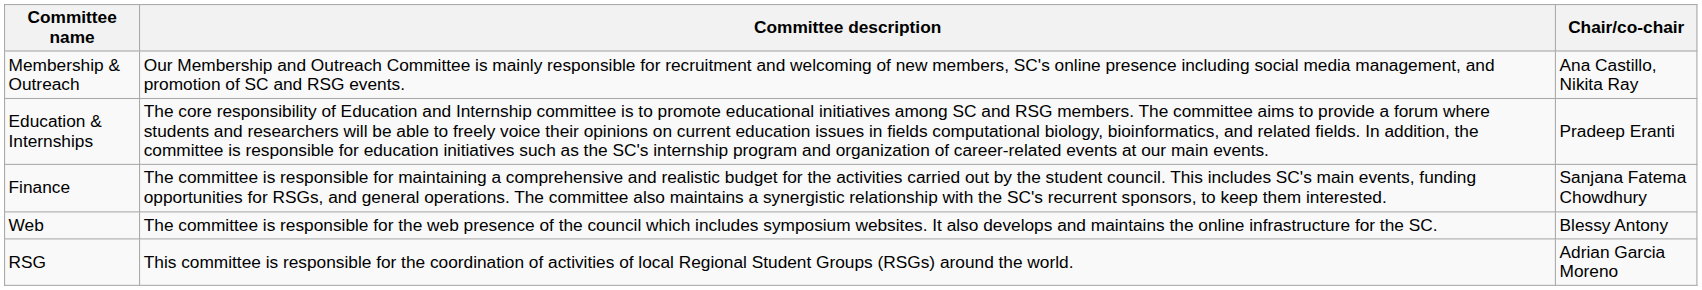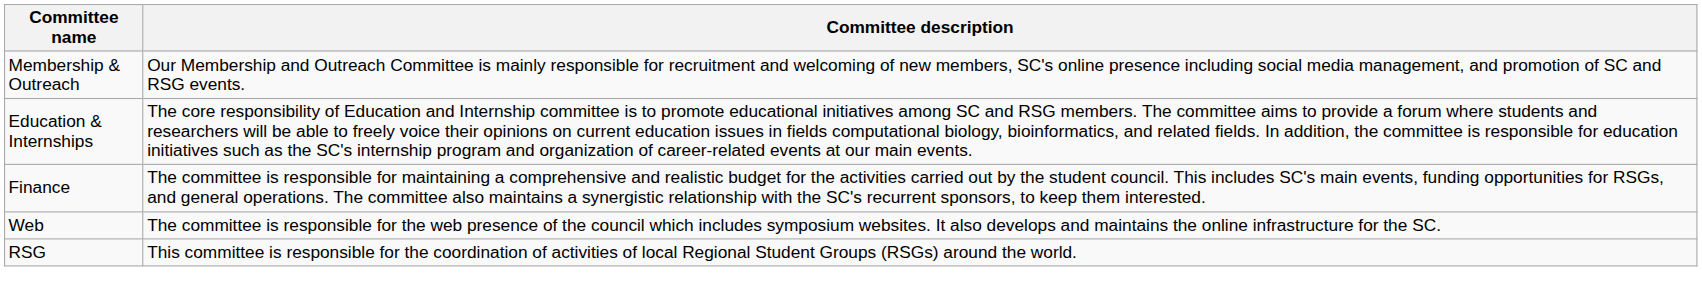- column: (1626, 27)
